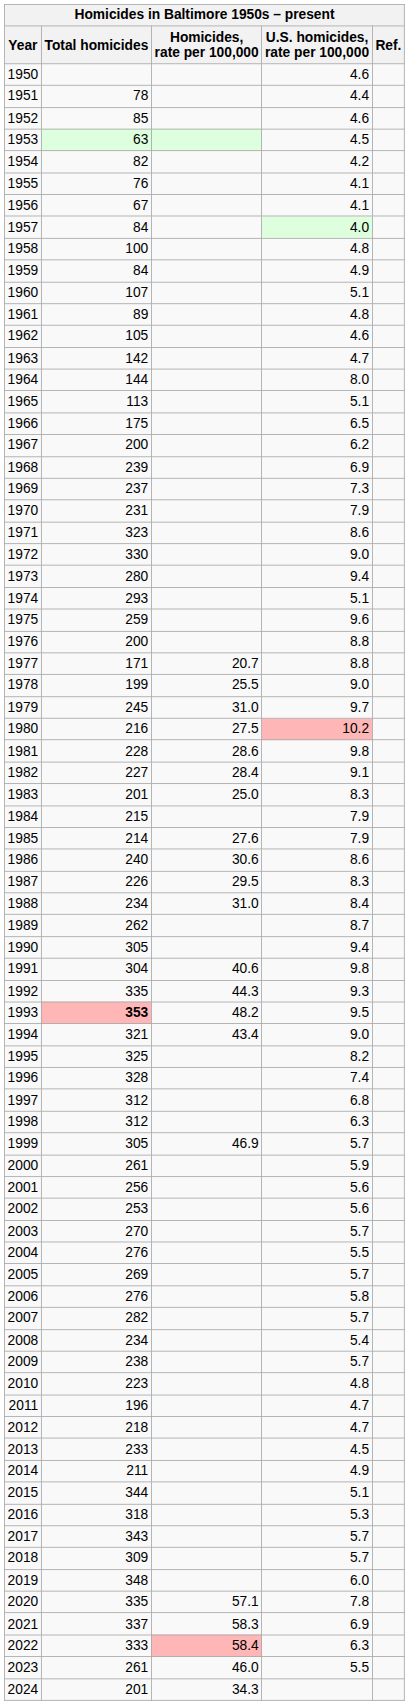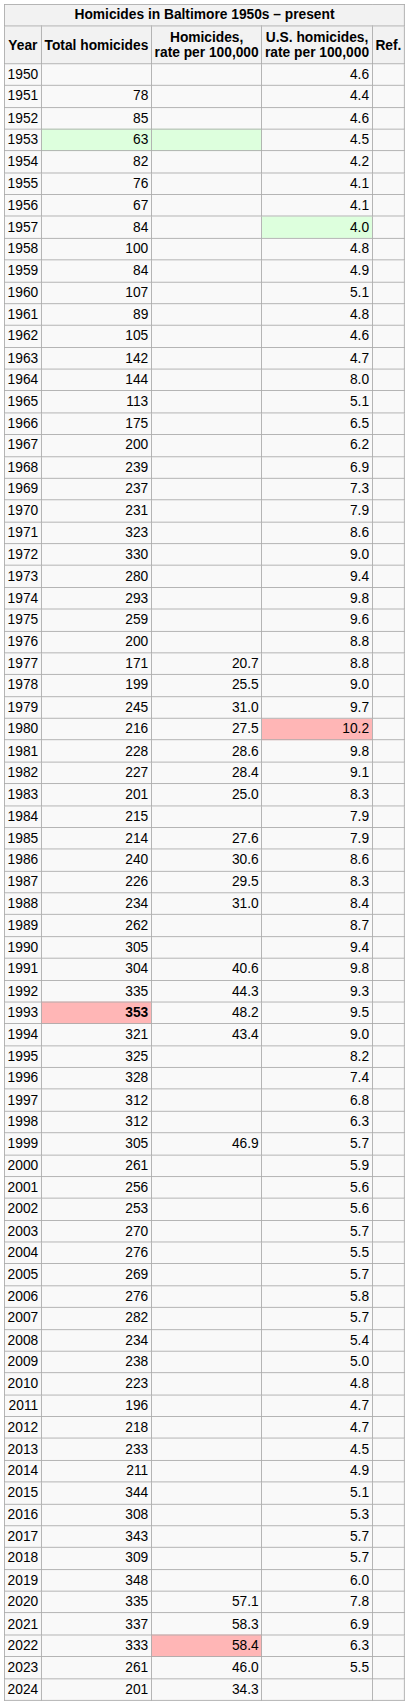(359, 598) 5.1 -> (359, 598) 9.8
(359, 1362) 5.7 -> (359, 1362) 5.0
(137, 1514) 318 -> (137, 1514) 308
